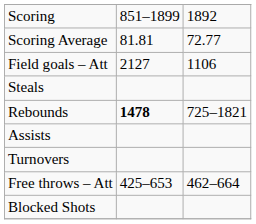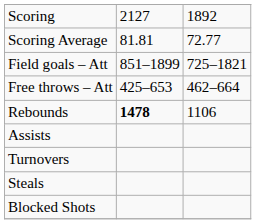(150, 16) 851–1899 -> (135, 16) 2127
(135, 64) 2127 -> (150, 64) 851–1899
(202, 64) 1106 -> (217, 64) 725–1821
rows swapped: (60, 183) <-> (26, 87)
(217, 111) 725–1821 -> (202, 111) 1106
